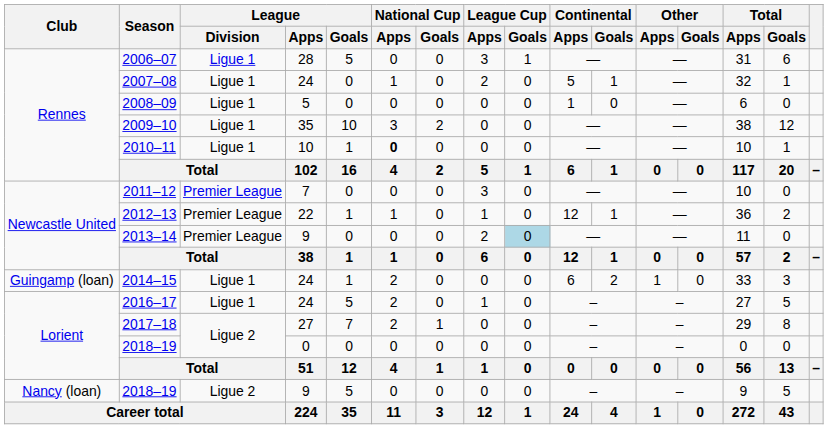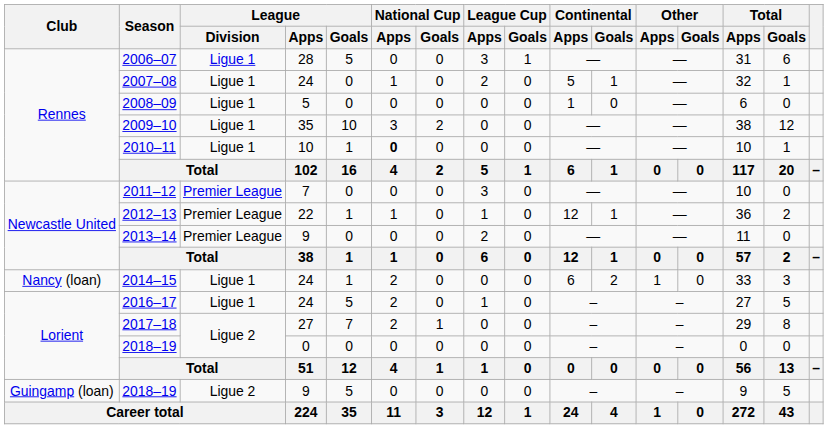(528, 236) lightblue background -> (528, 236) no background
(62, 280) Guingamp (loan) -> (62, 280) Nancy (loan)
(62, 390) Nancy (loan) -> (62, 390) Guingamp (loan)
